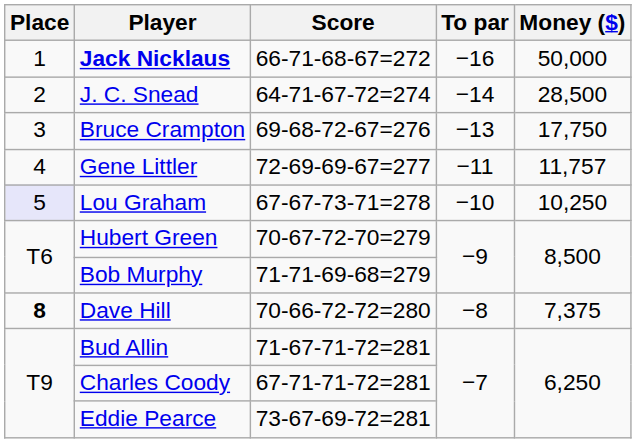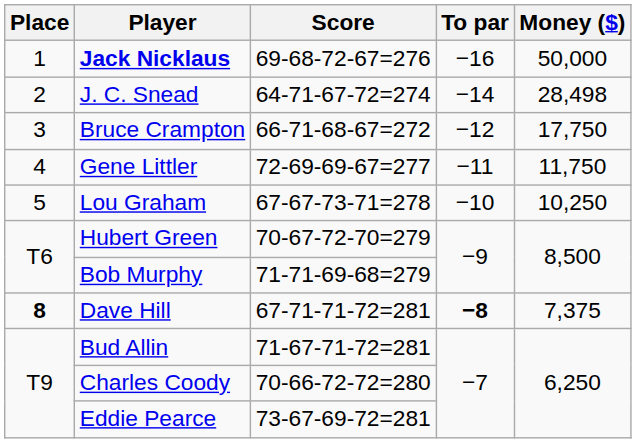(343, 58) 66-71-68-67=272 -> (343, 58) 69-68-72-67=276
(572, 94) 28,500 -> (572, 94) 28,498
(343, 130) 69-68-72-67=276 -> (343, 130) 66-71-68-67=272
(475, 130) −13 -> (475, 130) −12
(572, 166) 11,757 -> (572, 166) 11,750
(40, 202) lavender background -> (40, 202) no background
(343, 310) 70-66-72-72=280 -> (343, 310) 67-71-71-72=281
(475, 310) normal -> (475, 310) bold
(343, 382) 67-71-71-72=281 -> (343, 382) 70-66-72-72=280
